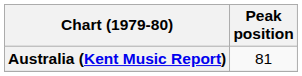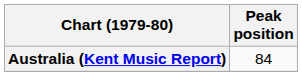(264, 58) 81 -> (264, 58) 84
